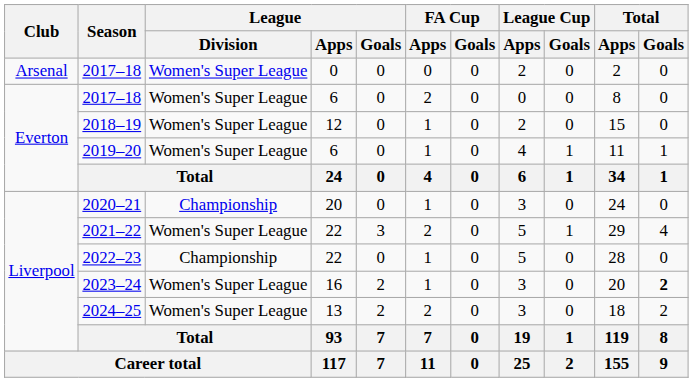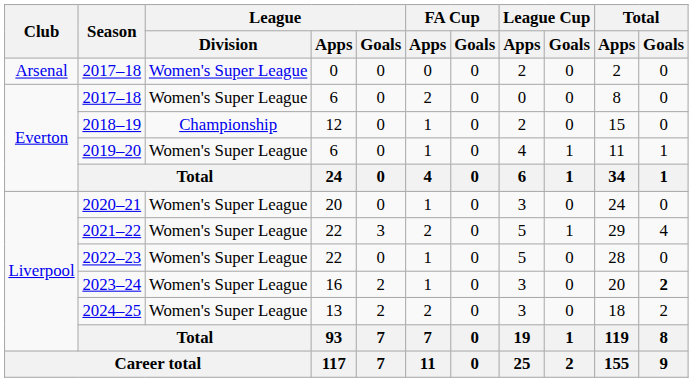(228, 124) Women's Super League -> (228, 124) Championship
(228, 204) Championship -> (228, 204) Women's Super League
(228, 257) Championship -> (228, 257) Women's Super League
